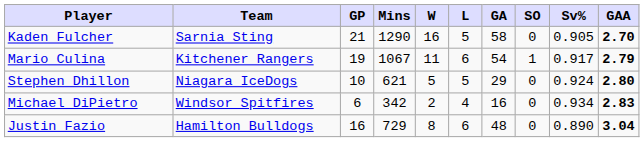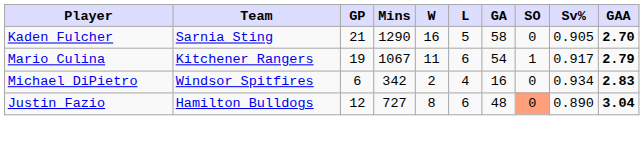- row: (69, 82)
(357, 126) 16 -> (357, 104) 12
(394, 126) 729 -> (394, 104) 727
(532, 126) no background -> (532, 104) lightsalmon background
